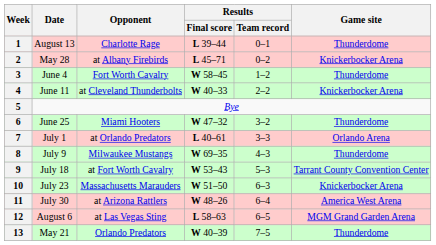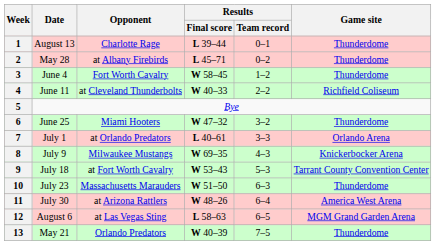(361, 59) Knickerbocker Arena -> (361, 59) Thunderdome
(361, 90) Knickerbocker Arena -> (361, 90) Richfield Coliseum
(361, 153) Thunderdome -> (361, 153) Knickerbocker Arena
(361, 185) Knickerbocker Arena -> (361, 185) Thunderdome
